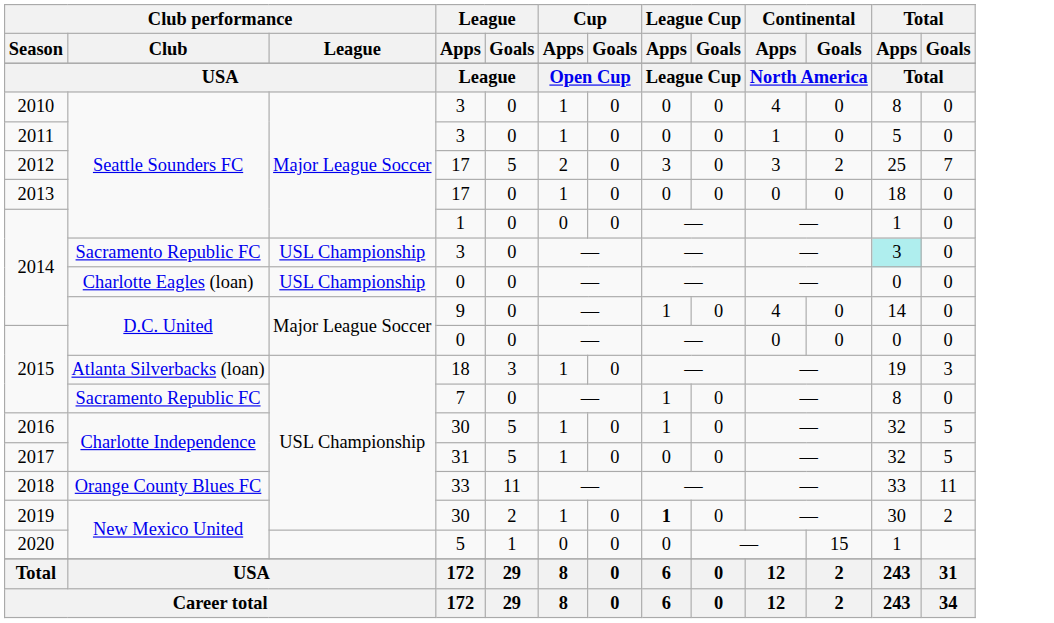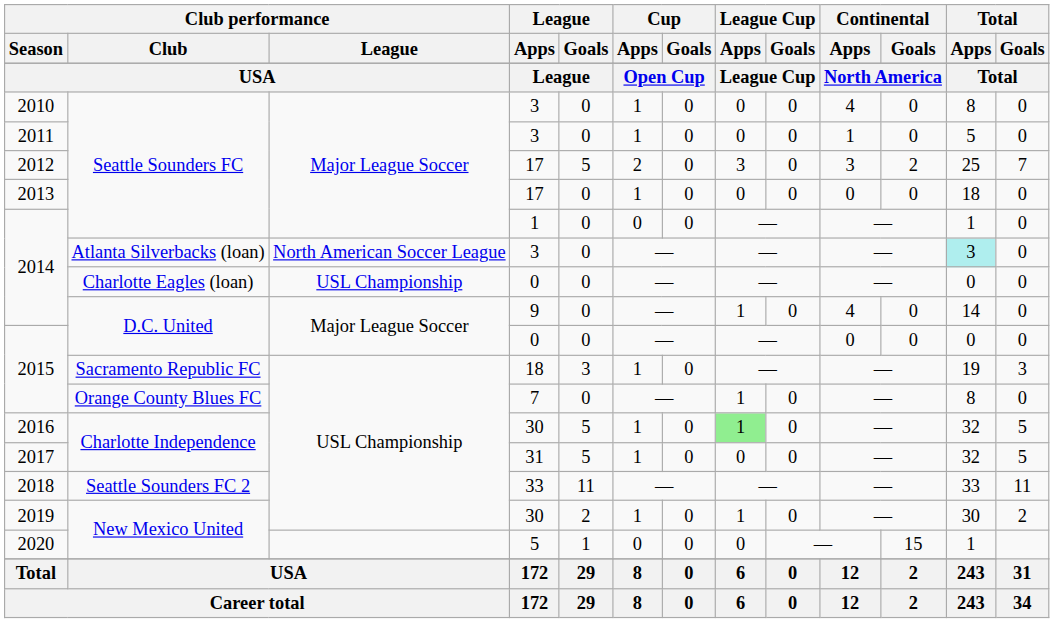(168, 252) Sacramento Republic FC -> (168, 252) Atlanta Silverbacks (loan)
(352, 252) USL Championship -> (389, 252) North American Soccer League
(168, 369) Atlanta Silverbacks (loan) -> (168, 369) Sacramento Republic FC
(168, 398) Sacramento Republic FC -> (168, 398) Orange County Blues FC
(666, 427) no background -> (741, 427) lightgreen background
(168, 485) Orange County Blues FC -> (168, 485) Seattle Sounders FC 2
(666, 515) bold -> (741, 515) normal
